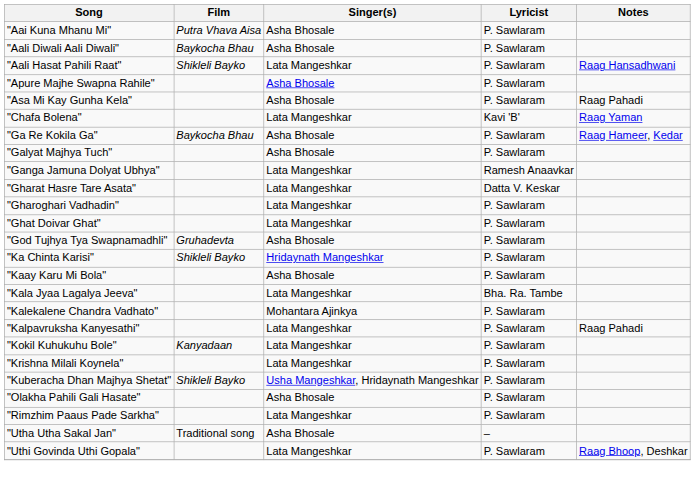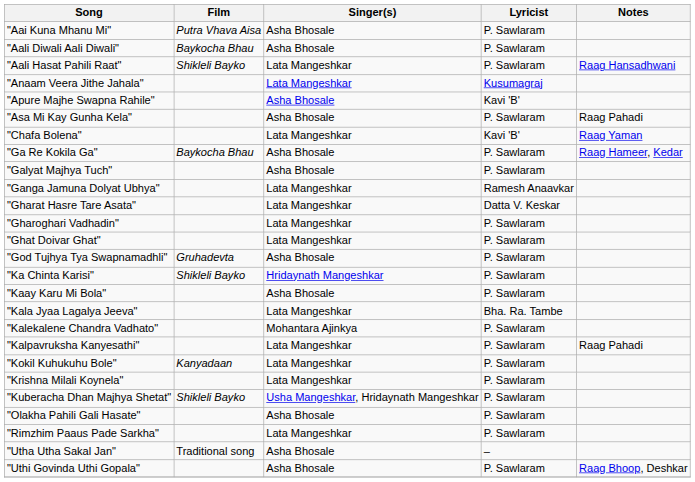+ row: (75, 83)
(514, 83) P. Sawlaram -> (502, 100) Kavi 'B'
(309, 450) Lata Mangeshkar -> (300, 468) Asha Bhosale
